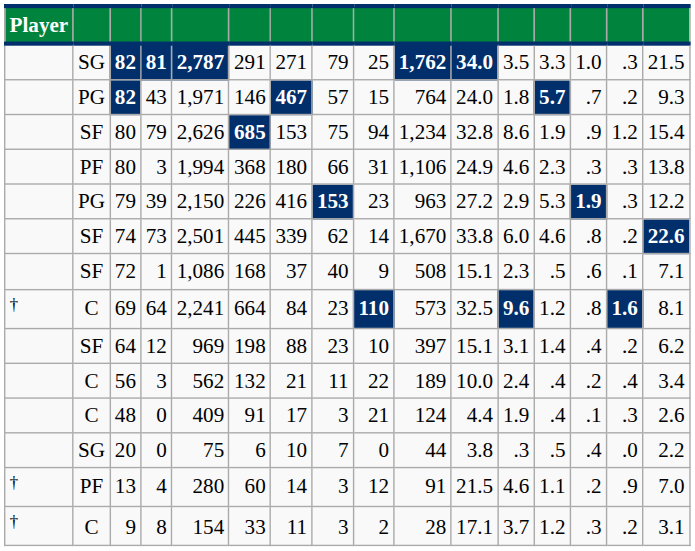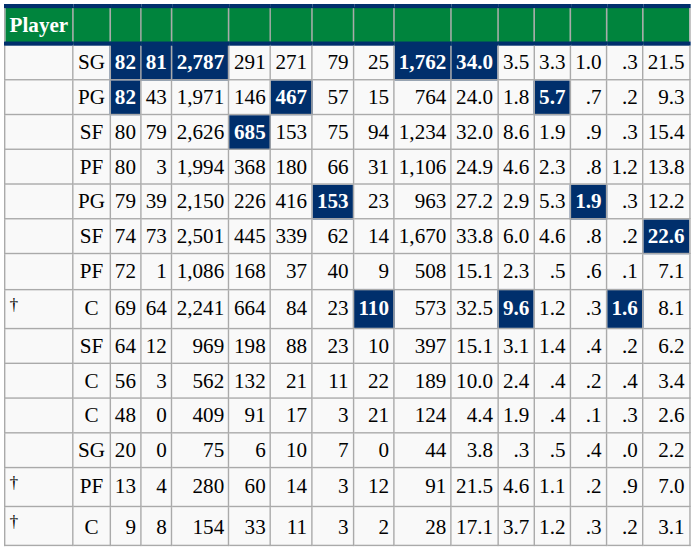(475, 132) 32.8 -> (475, 132) 32.0
(625, 132) 1.2 -> (630, 132) .3
(594, 167) .3 -> (594, 167) .8
(630, 167) .3 -> (625, 167) 1.2
(92, 271) SF -> (92, 271) PF
(594, 308) .8 -> (594, 308) .3
